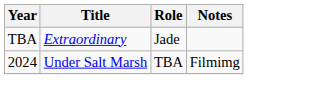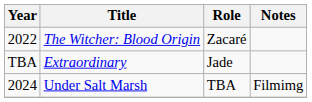+ row: (122, 39)
